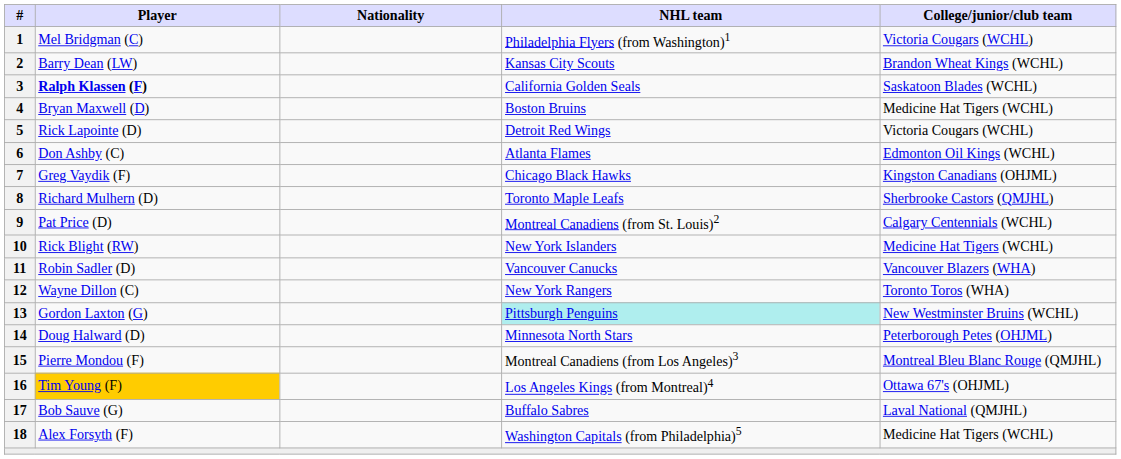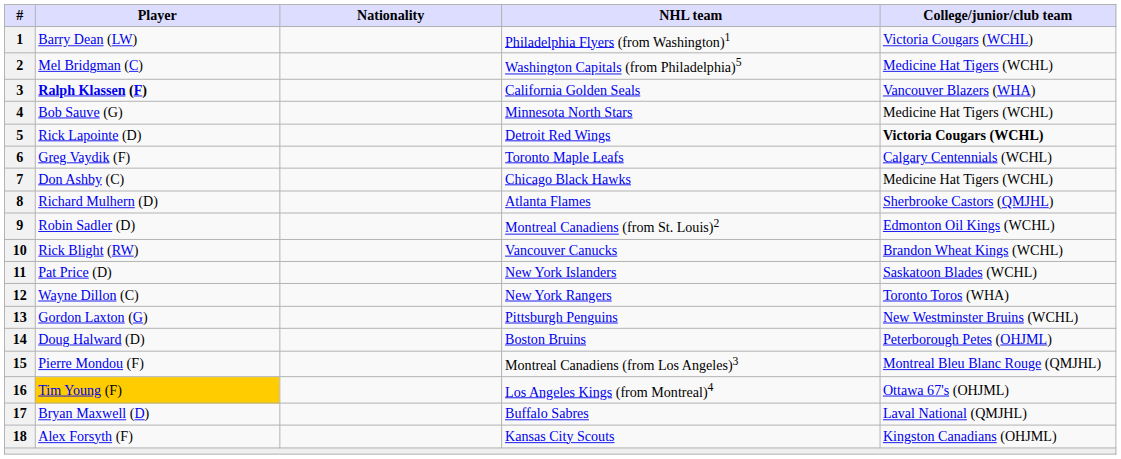(91, 39) Mel Bridgman (C) -> (88, 39) Barry Dean (LW)
(88, 64) Barry Dean (LW) -> (91, 66) Mel Bridgman (C)
(560, 64) Kansas City Scouts -> (623, 66) Washington Capitals (from Philadelphia)5
(973, 64) Brandon Wheat Kings (WCHL) -> (968, 66) Medicine Hat Tigers (WCHL)
(960, 86) Saskatoon Blades (WCHL) -> (959, 90) Vancouver Blazers (WHA)
(94, 108) Bryan Maxwell (D) -> (80, 112) Bob Sauve (G)
(546, 108) Boston Bruins -> (569, 112) Minnesota North Stars
(958, 131) normal -> (963, 134) bold
(81, 153) Don Ashby (C) -> (84, 157) Greg Vaydik (F)
(548, 153) Atlanta Flames -> (564, 157) Toronto Maple Leafs
(969, 153) Edmonton Oil Kings (WCHL) -> (967, 157) Calgary Centennials (WCHL)
(84, 175) Greg Vaydik (F) -> (81, 179) Don Ashby (C)
(970, 175) Kingston Canadians (OHJML) -> (968, 179) Medicine Hat Tigers (WCHL)
(564, 198) Toronto Maple Leafs -> (548, 201) Atlanta Flames
(75, 222) Pat Price (D) -> (87, 226) Robin Sadler (D)
(967, 222) Calgary Centennials (WCHL) -> (969, 226) Edmonton Oil Kings (WCHL)
(561, 246) New York Islanders -> (561, 250) Vancouver Canucks
(968, 246) Medicine Hat Tigers (WCHL) -> (973, 250) Brandon Wheat Kings (WCHL)
(87, 268) Robin Sadler (D) -> (75, 272) Pat Price (D)
(561, 268) Vancouver Canucks -> (561, 272) New York Islanders
(959, 268) Vancouver Blazers (WHA) -> (960, 272) Saskatoon Blades (WCHL)
(561, 313) paleturquoise background -> (561, 317) no background
(569, 335) Minnesota North Stars -> (546, 339) Boston Bruins
(80, 410) Bob Sauve (G) -> (94, 414) Bryan Maxwell (D)
(623, 434) Washington Capitals (from Philadelphia)5 -> (560, 436) Kansas City Scouts
(968, 434) Medicine Hat Tigers (WCHL) -> (970, 436) Kingston Canadians (OHJML)
